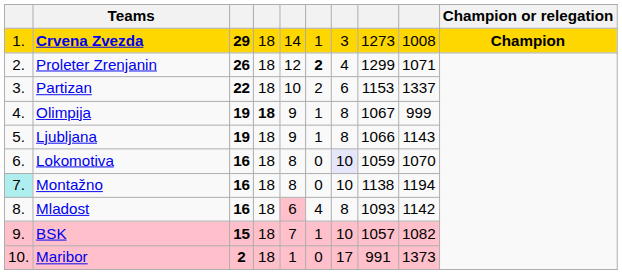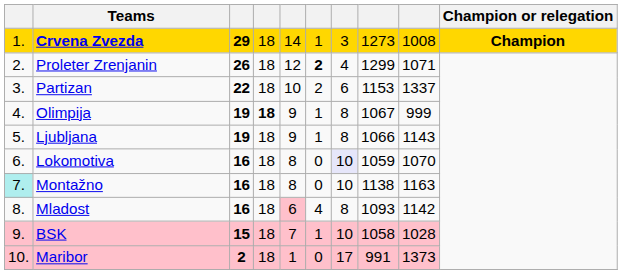(419, 185) 1194 -> (419, 185) 1163
(378, 233) 1057 -> (378, 233) 1058
(419, 233) 1082 -> (419, 233) 1028
